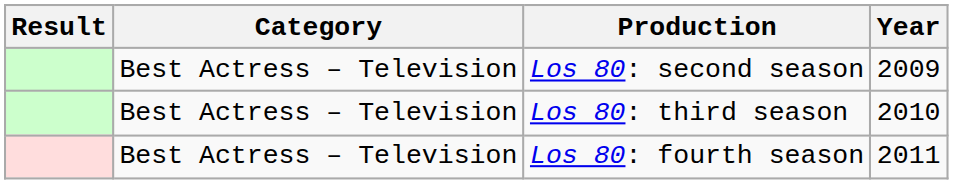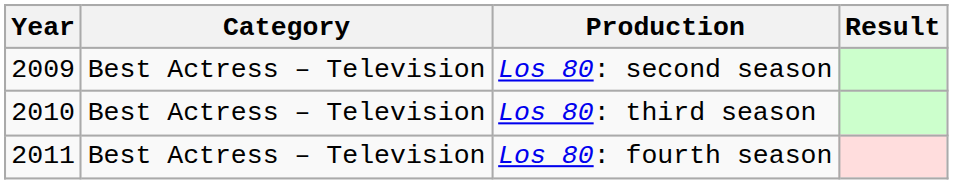columns swapped: (909, 27) <-> (59, 27)
